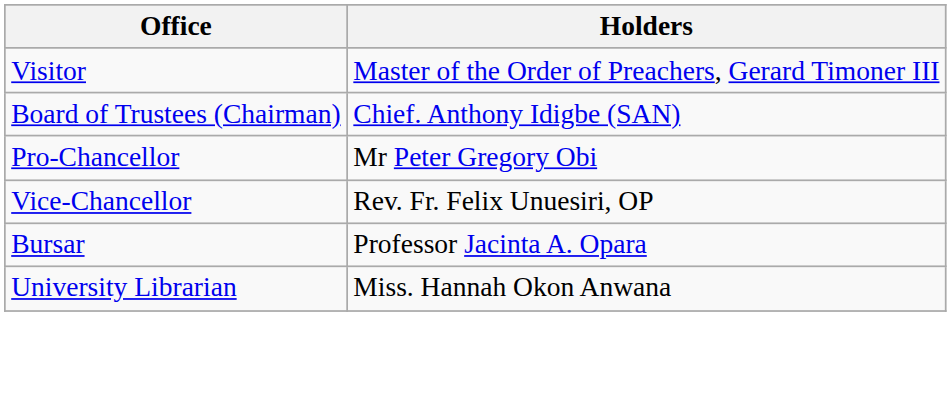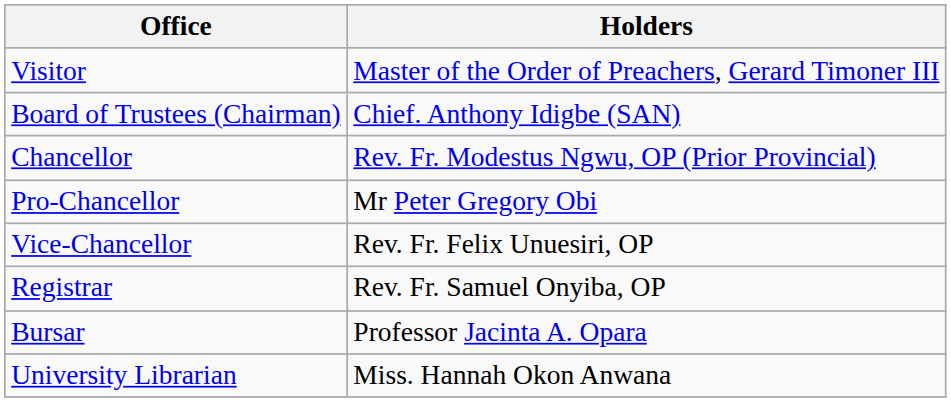+ row: (72, 157)
+ row: (62, 288)
